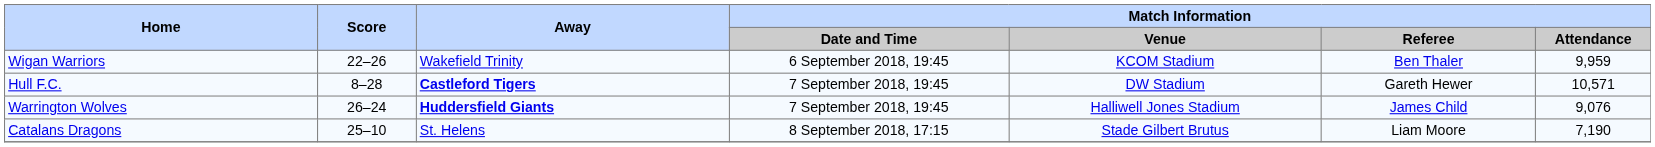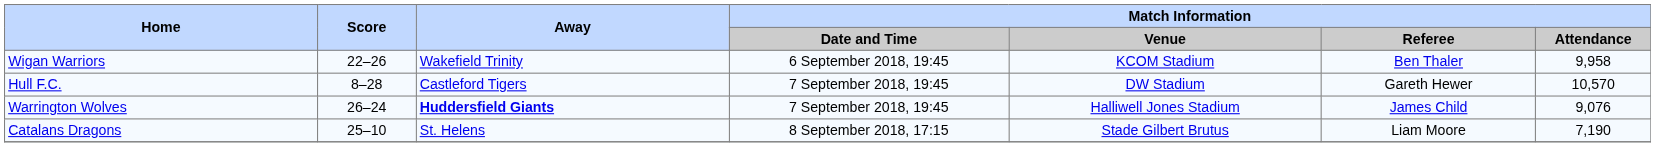(1593, 62) 9,959 -> (1593, 62) 9,958
(478, 85) bold -> (473, 85) normal
(1593, 85) 10,571 -> (1593, 85) 10,570
